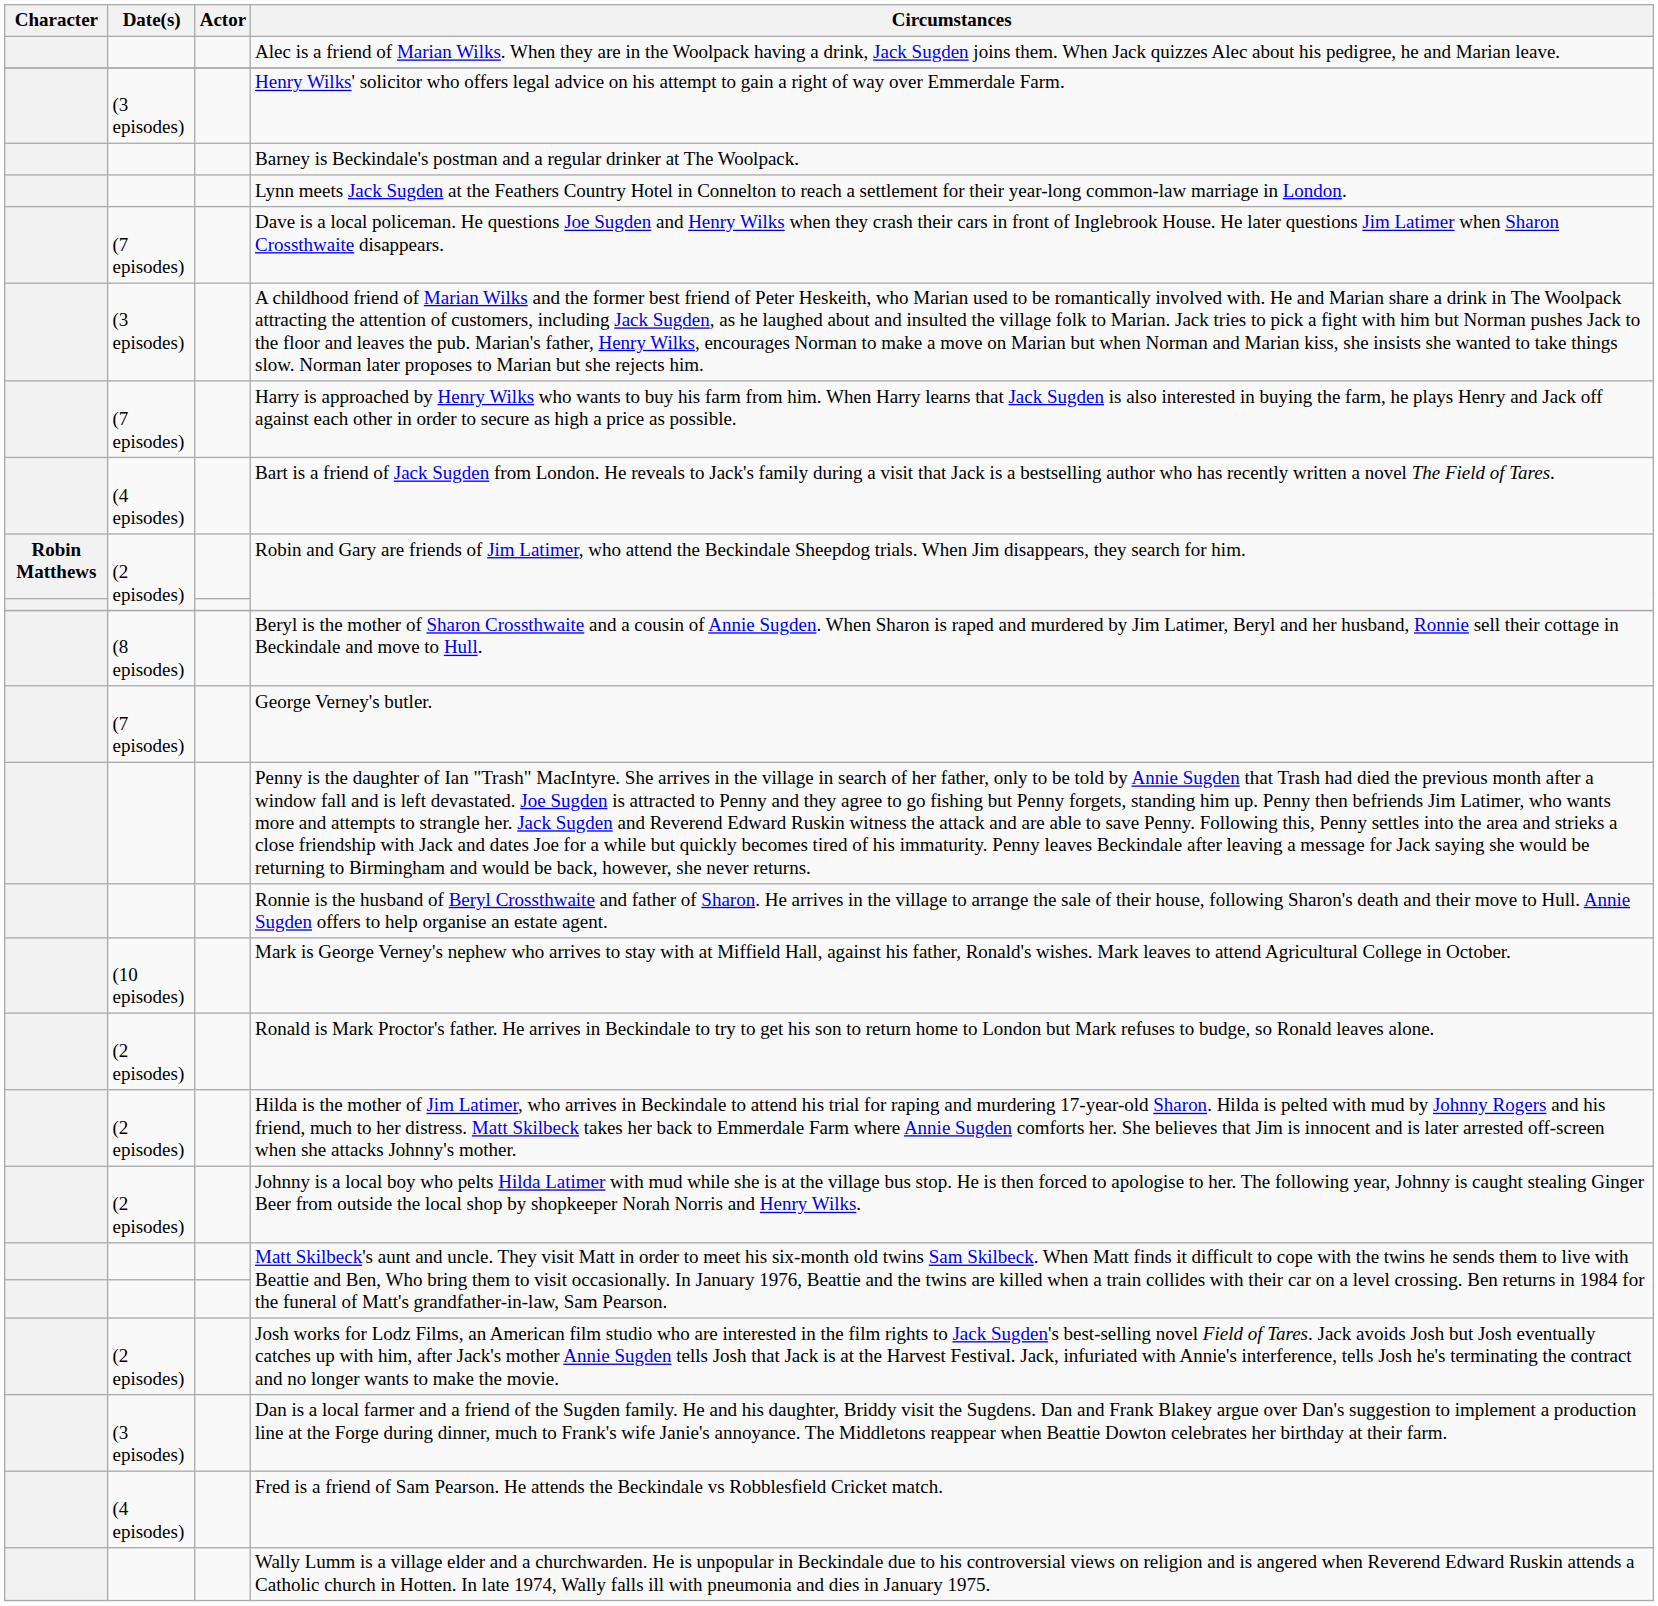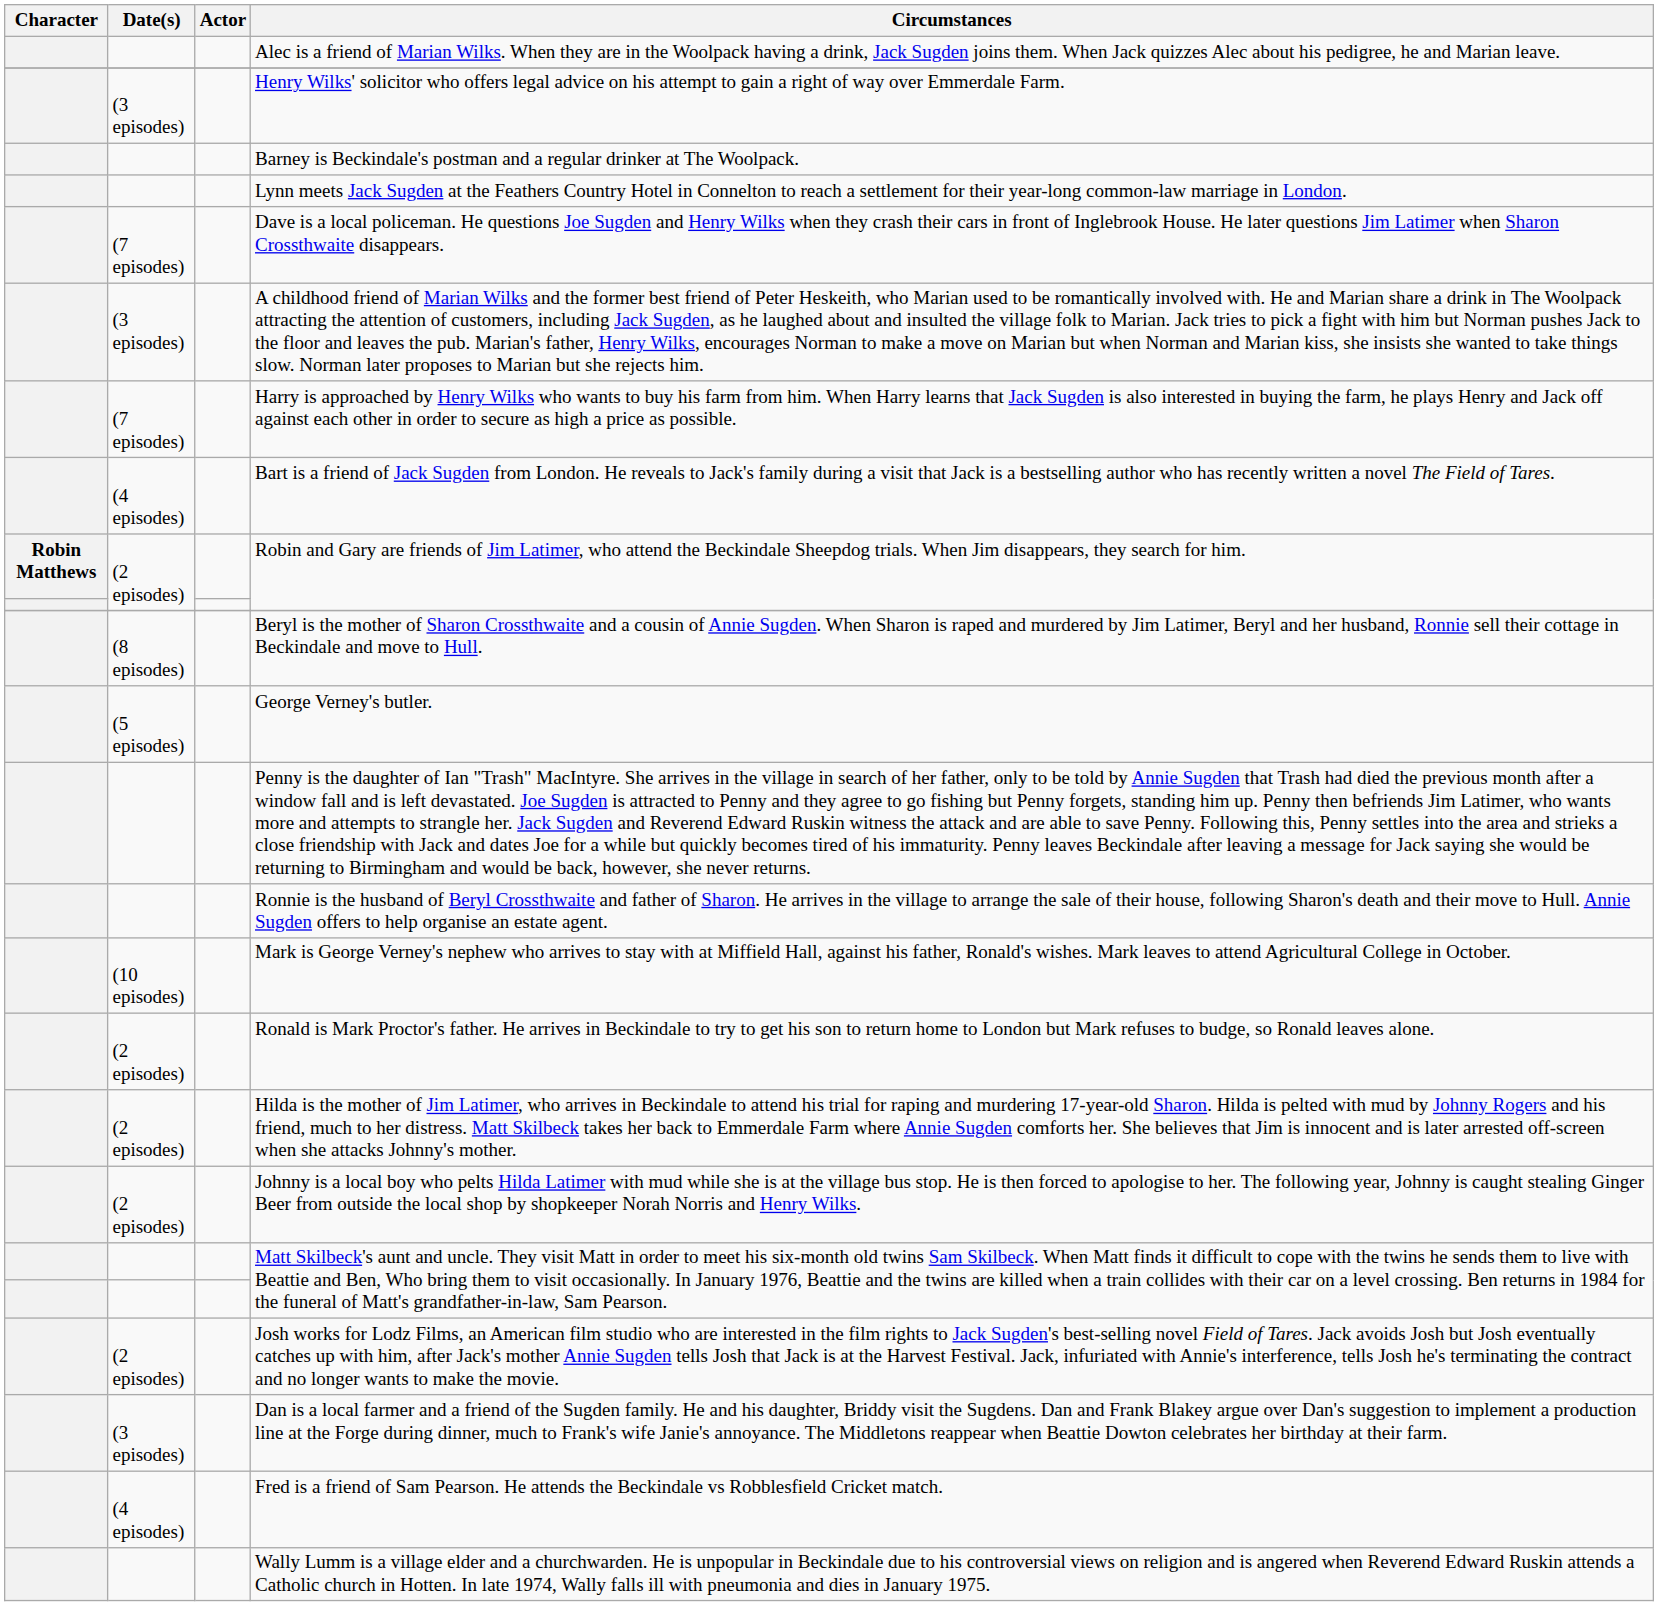(148, 735) (7 episodes) -> (148, 735) (5 episodes)
